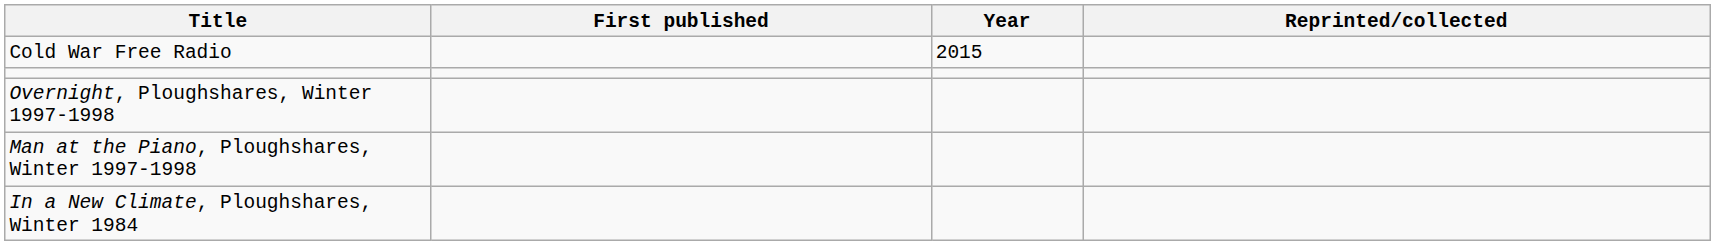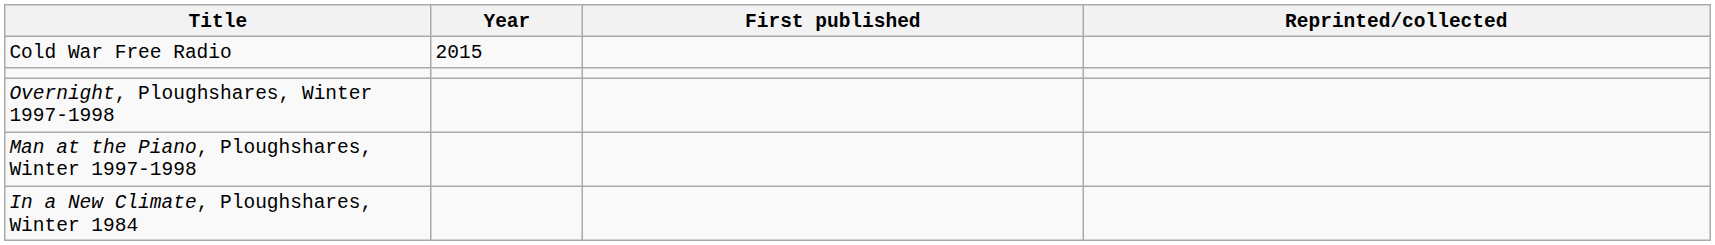columns swapped: (1007, 21) <-> (681, 21)
